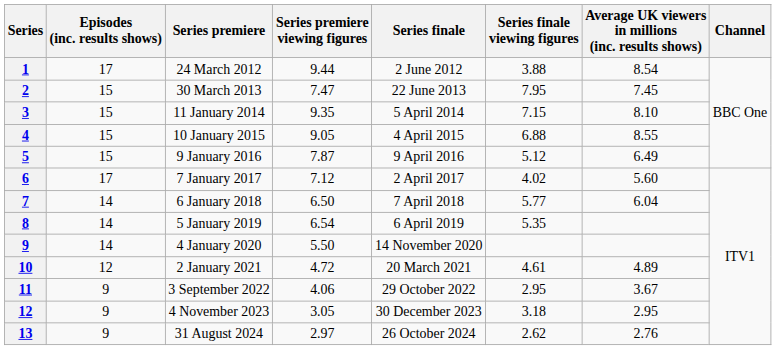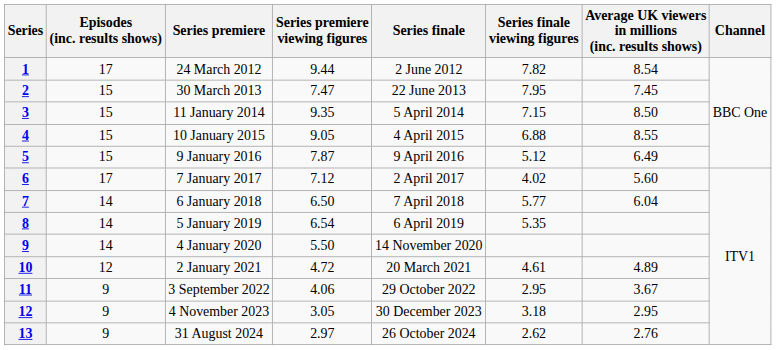(534, 68) 3.88 -> (534, 68) 7.82
(646, 113) 8.10 -> (646, 113) 8.50
